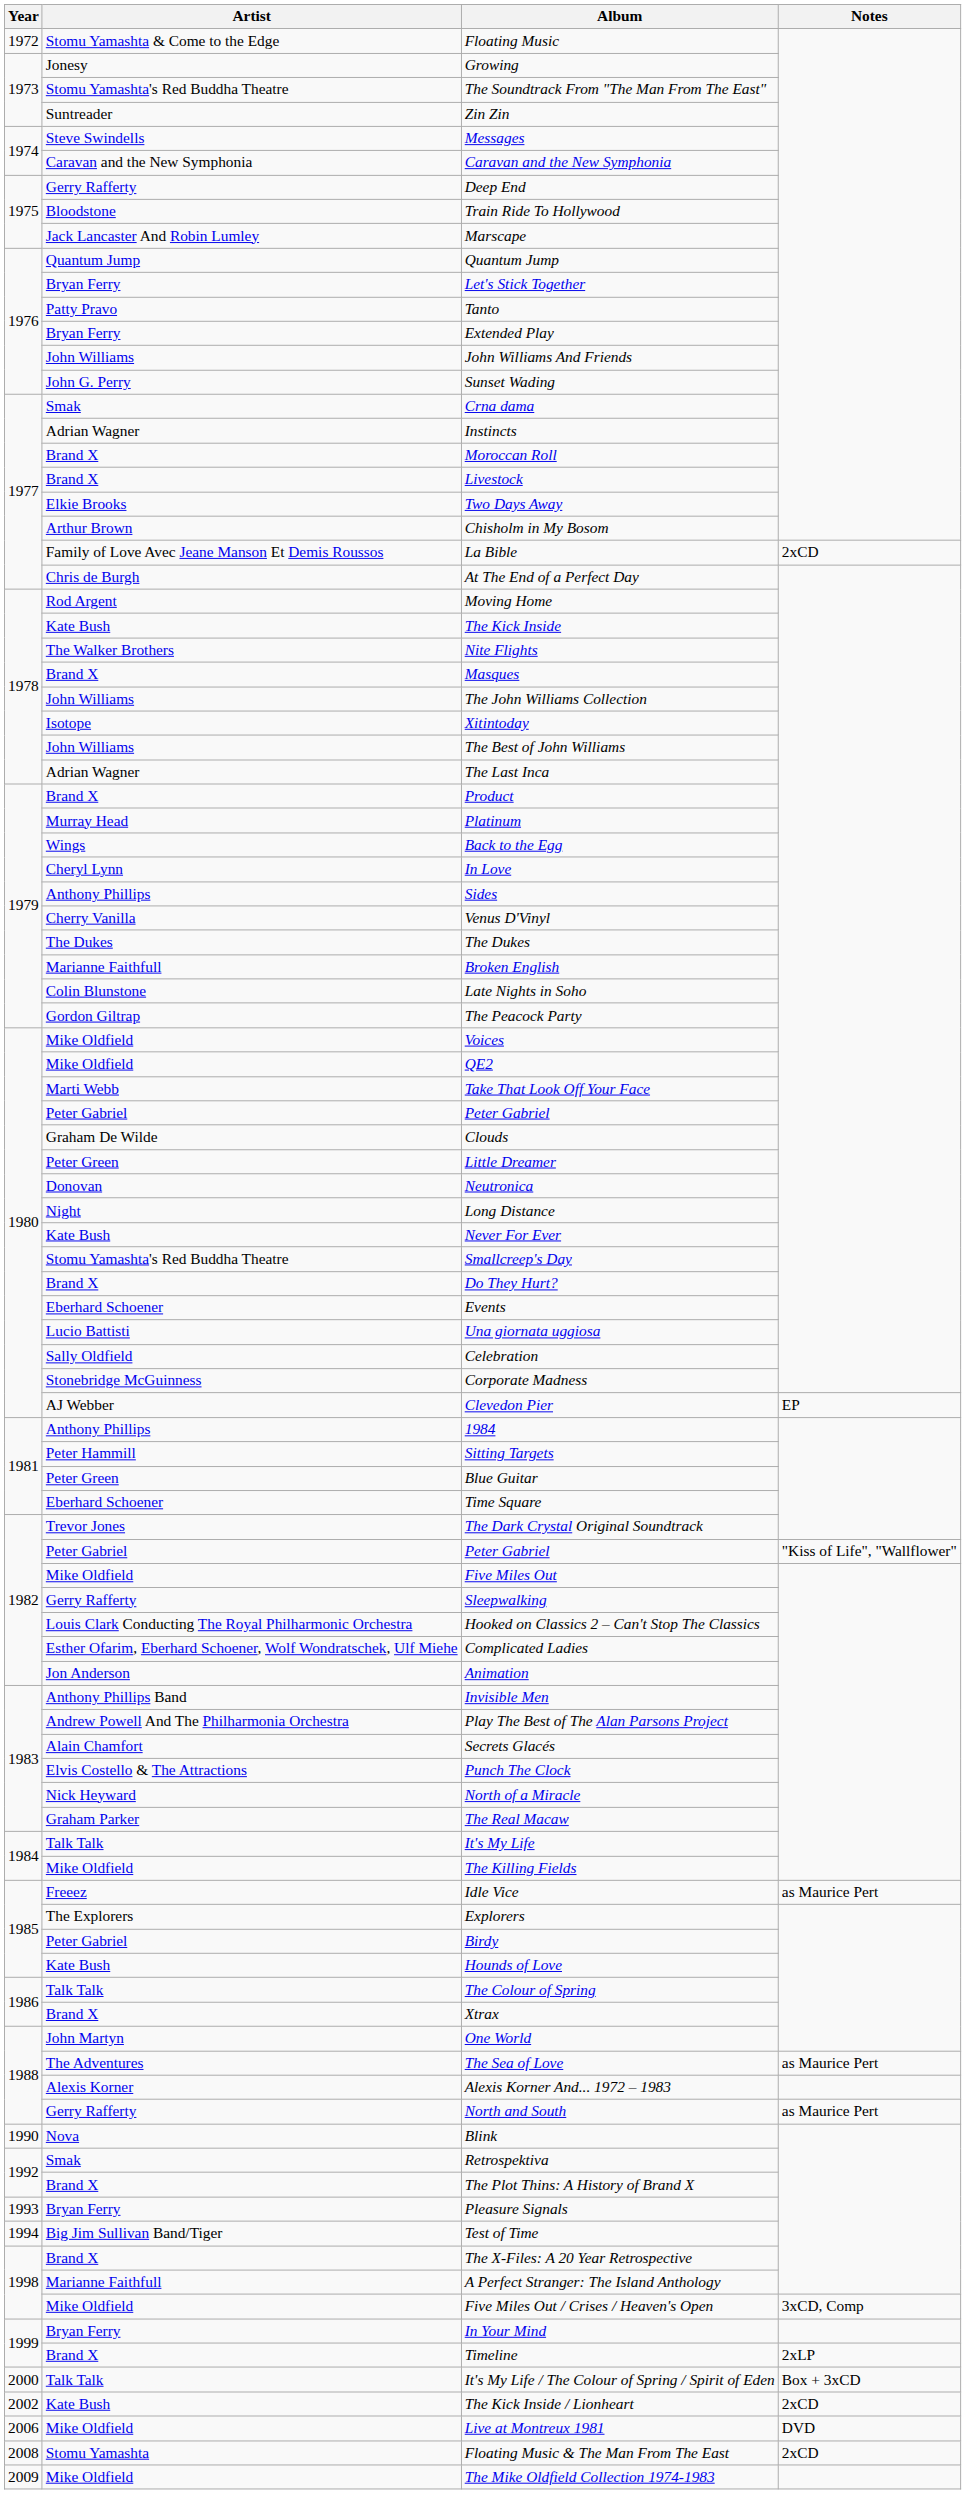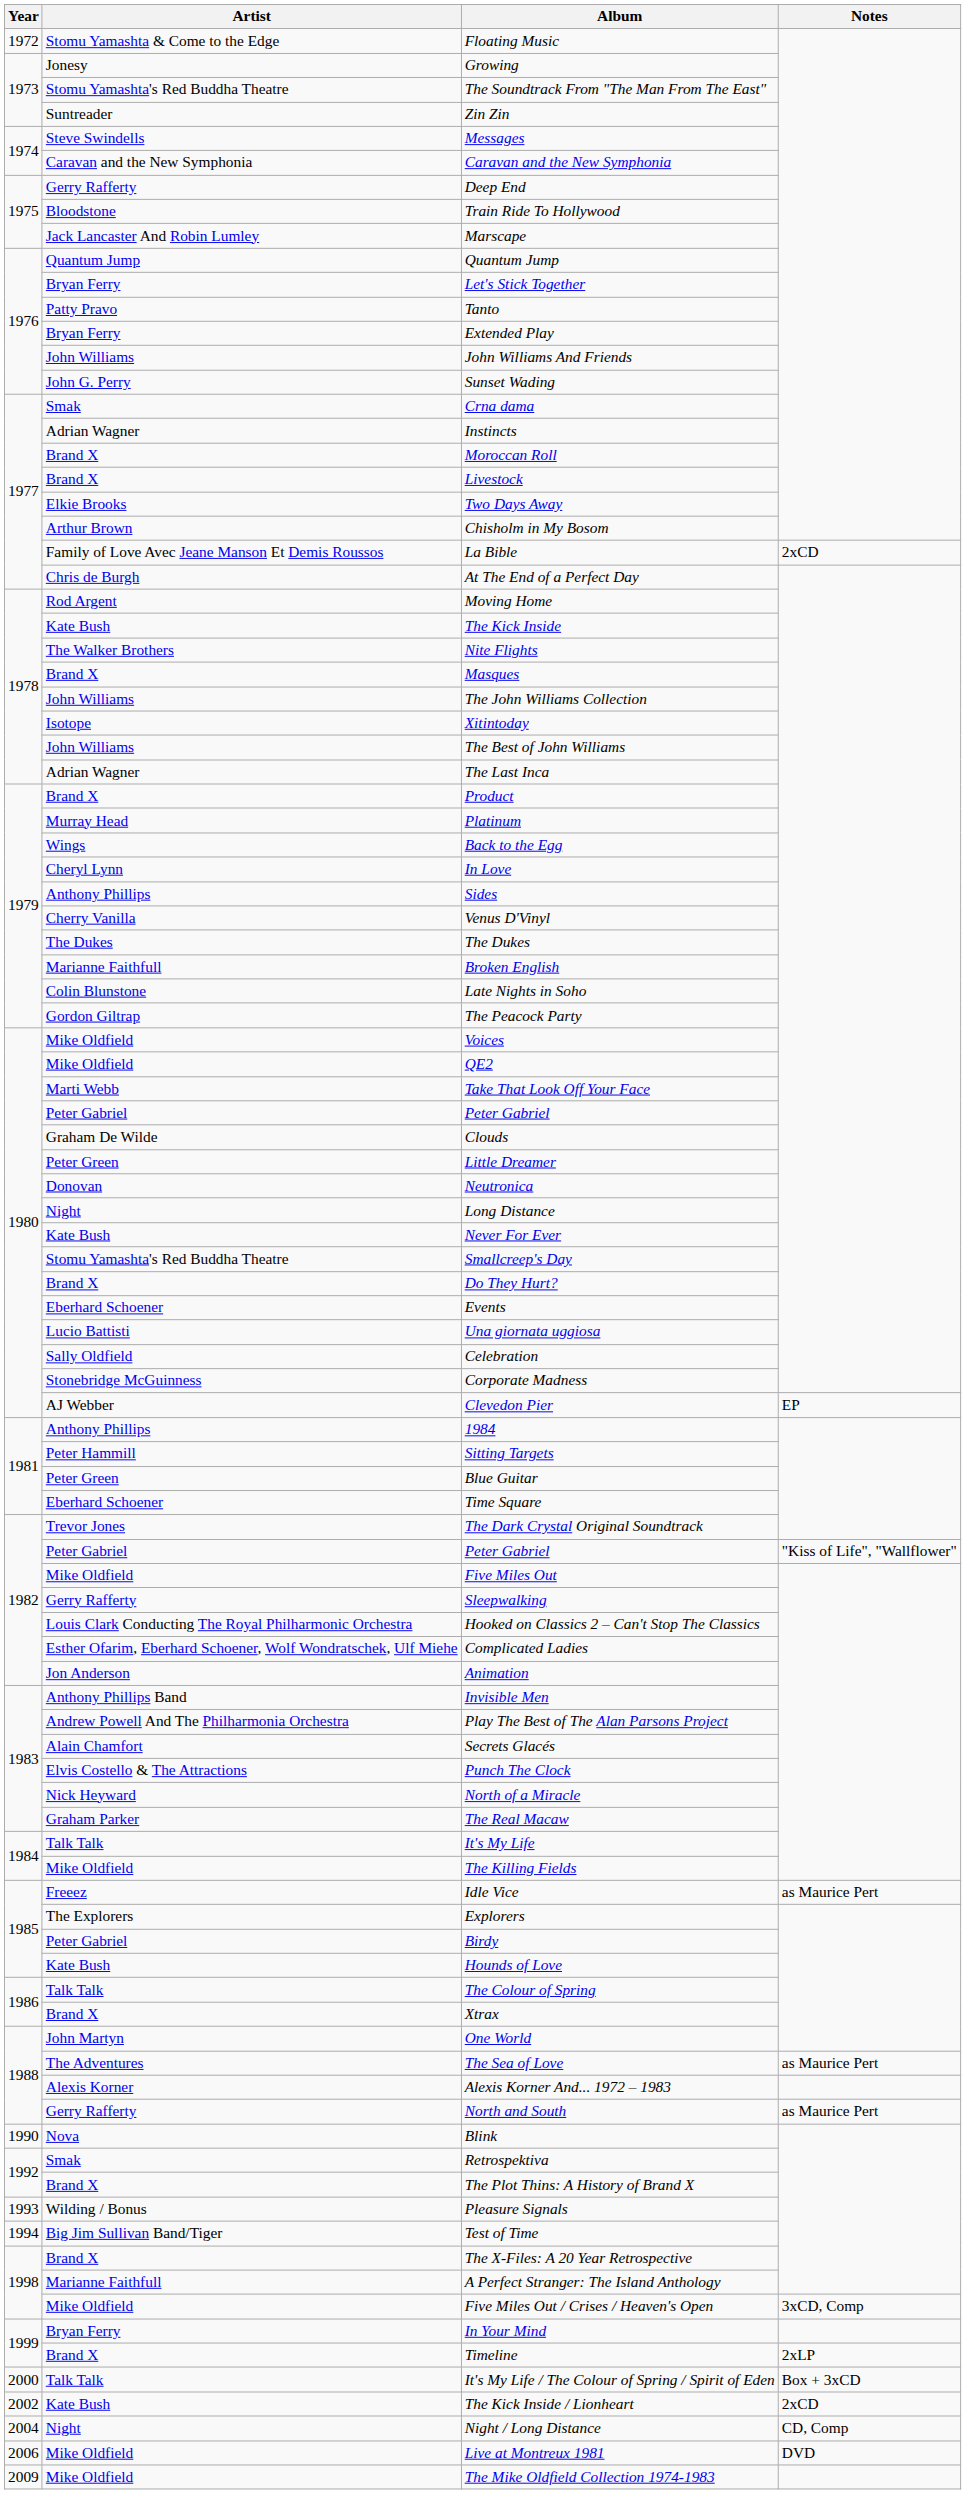(83, 2209) Bryan Ferry -> (96, 2209) Wilding / Bonus
+ row: (23, 2428)
- row: (23, 2452)
